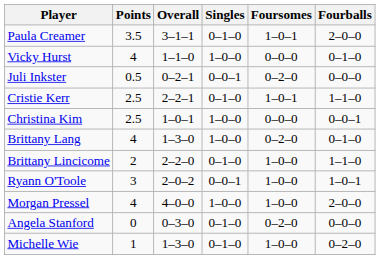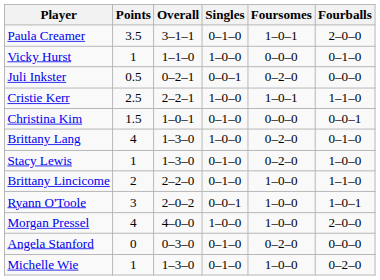(133, 56) 4 -> (133, 56) 1
(225, 98) 0–1–0 -> (225, 98) 1–0–0
(133, 118) 2.5 -> (133, 118) 1.5
(225, 118) 1–0–0 -> (225, 118) 0–1–0
+ row: (40, 160)
